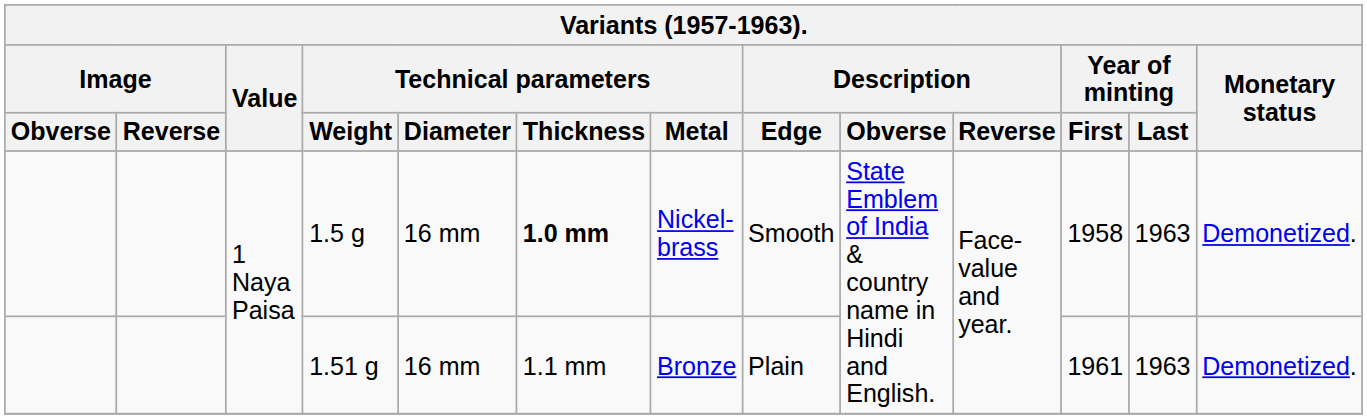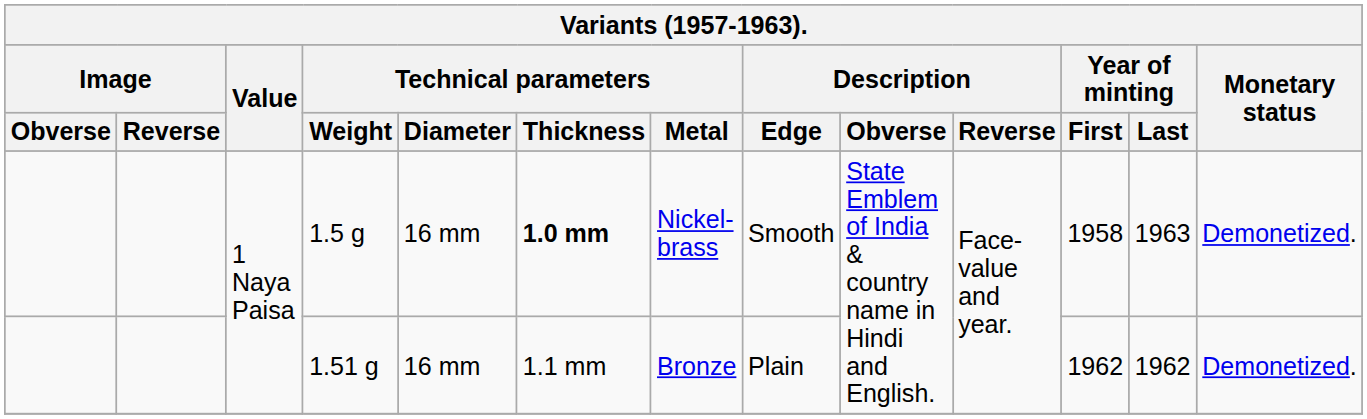(1095, 366) 1961 -> (1095, 366) 1962
(1163, 366) 1963 -> (1163, 366) 1962
